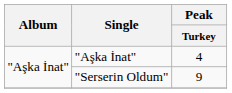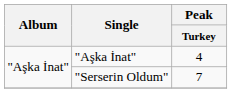(199, 77) 9 -> (199, 77) 7
